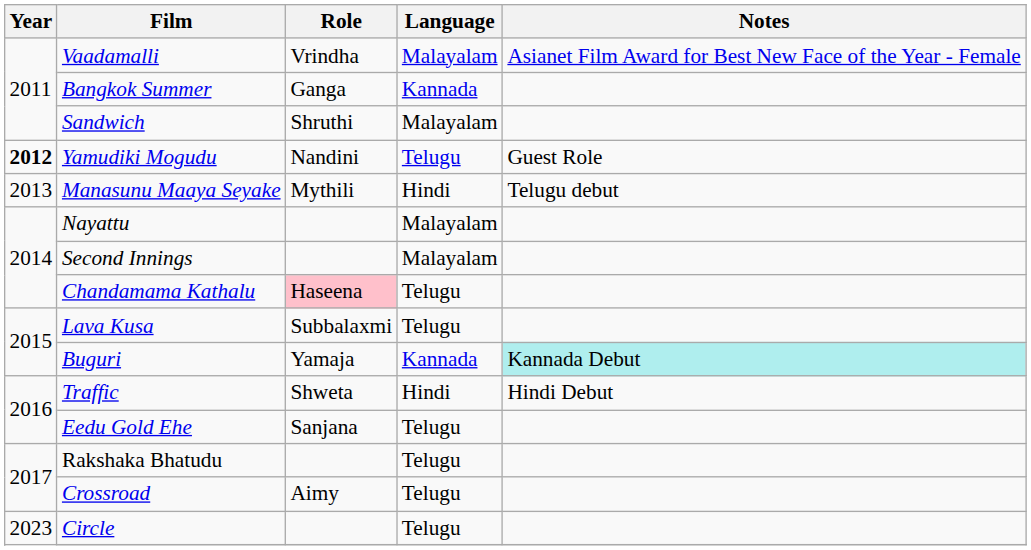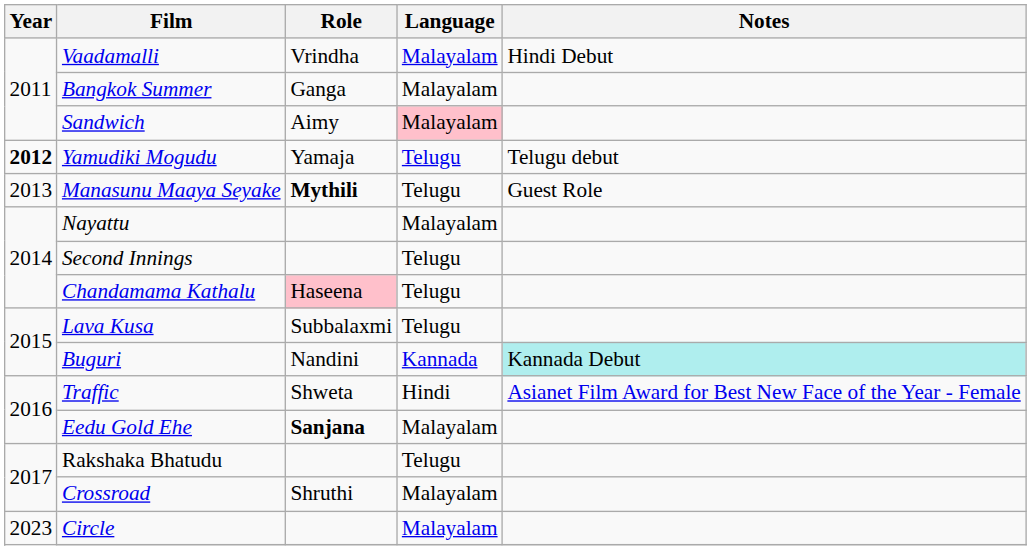(764, 55) Asianet Film Award for Best New Face of the Year - Female -> (560, 55) Hindi Debut
(440, 88) Kannada -> (450, 88) Malayalam
(322, 122) Shruthi -> (315, 122) Aimy
(450, 122) no background -> (450, 122) pink background
(325, 156) Nandini -> (322, 156) Yamaja
(555, 156) Guest Role -> (563, 156) Telugu debut
(322, 190) normal -> (324, 190) bold
(426, 190) Hindi -> (431, 190) Telugu
(563, 190) Telugu debut -> (555, 190) Guest Role
(450, 257) Malayalam -> (431, 257) Telugu
(322, 358) Yamaja -> (325, 358) Nandini
(560, 392) Hindi Debut -> (764, 392) Asianet Film Award for Best New Face of the Year - Female
(324, 426) normal -> (328, 426) bold
(431, 426) Telugu -> (450, 426) Malayalam
(315, 493) Aimy -> (322, 493) Shruthi
(431, 493) Telugu -> (450, 493) Malayalam
(431, 527) Telugu -> (450, 527) Malayalam
